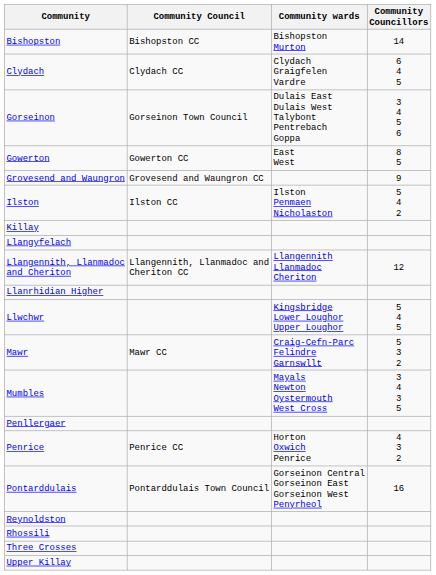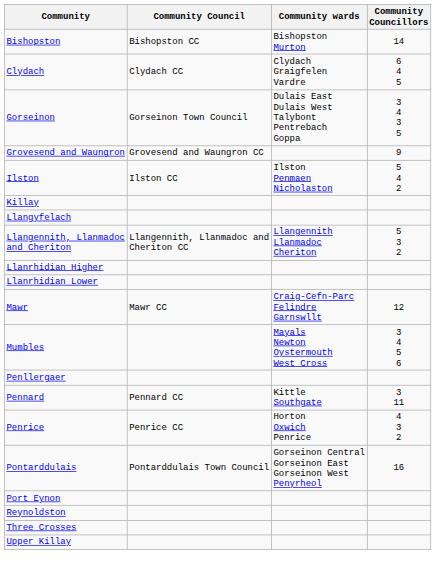(399, 118) 3 4 5 6 -> (399, 118) 3 4 3 5
- row: (28, 158)
(399, 267) 12 -> (399, 242) 5 3 2
+ row: (52, 282)
- row: (25, 317)
(399, 353) 5 3 2 -> (399, 307) 12
(399, 393) 3 4 3 5 -> (399, 348) 3 4 5 6
+ row: (25, 397)
+ row: (33, 498)
- row: (28, 534)
